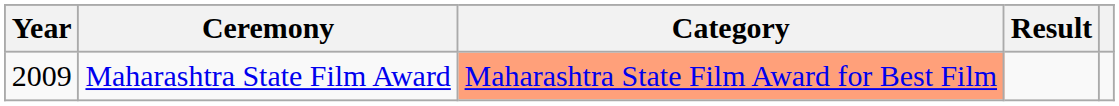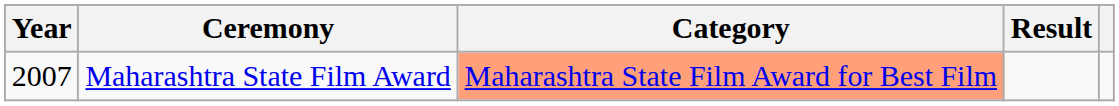(42, 75) 2009 -> (42, 75) 2007
